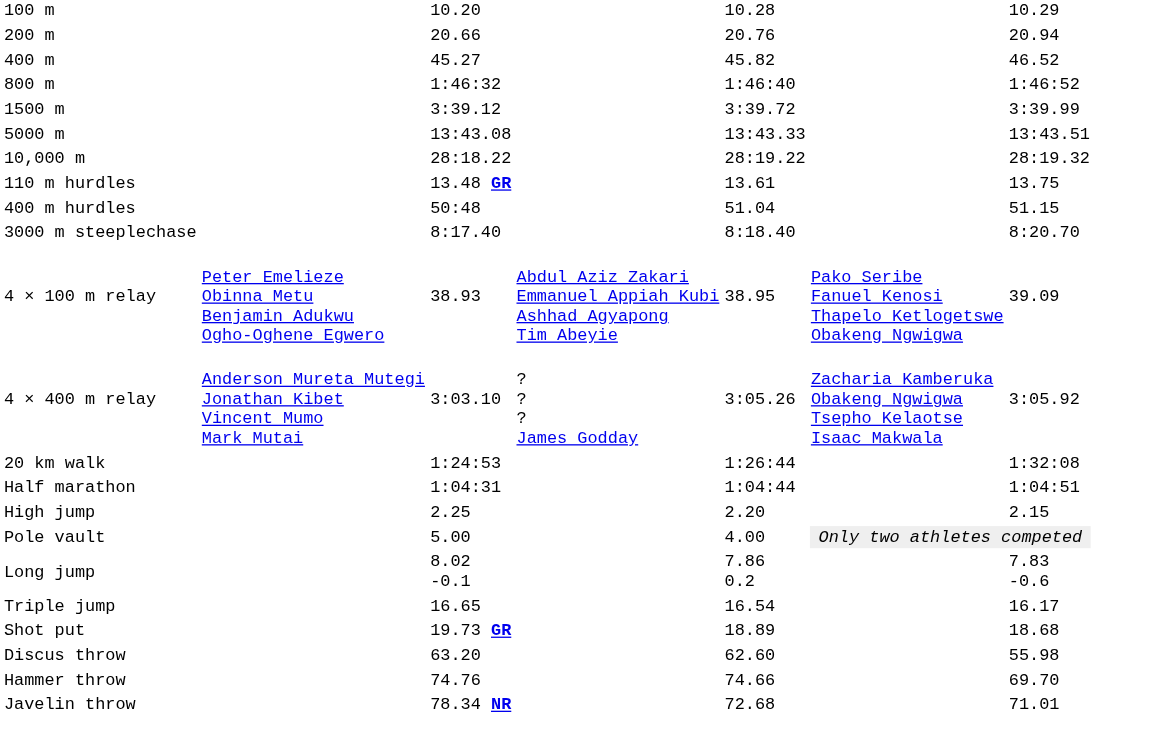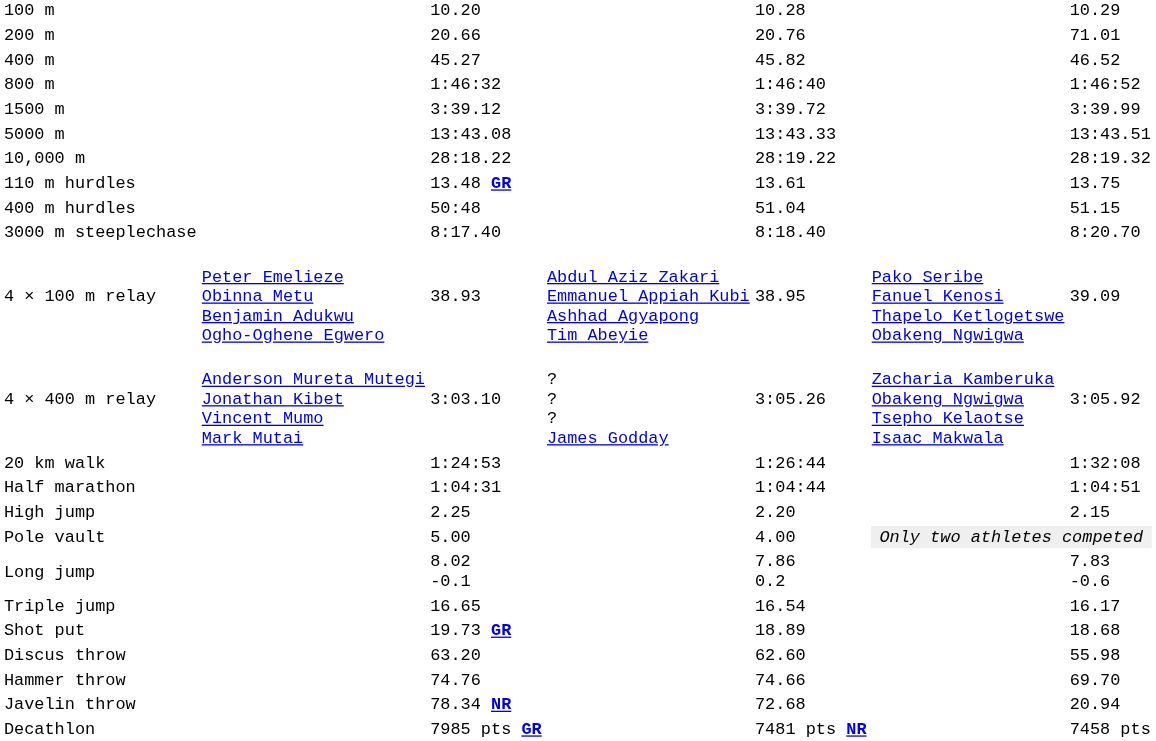(1034, 35) 20.94 -> (1095, 35) 71.01
(1034, 705) 71.01 -> (1095, 705) 20.94
+ row: (50, 730)
